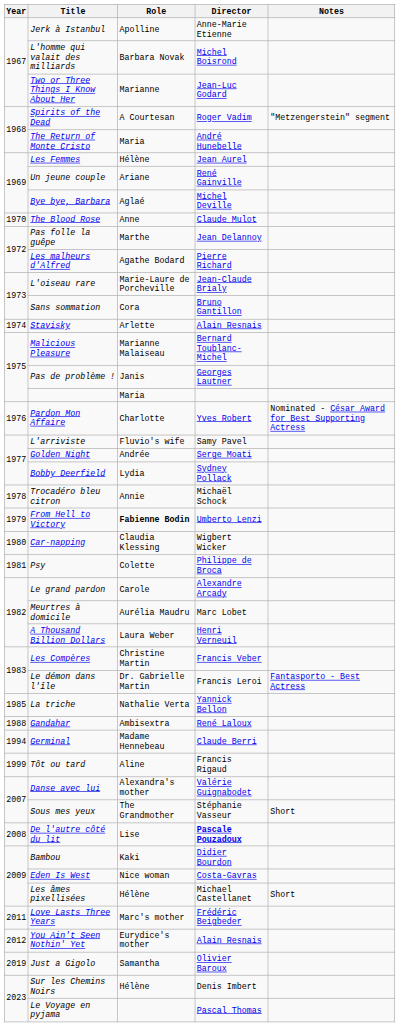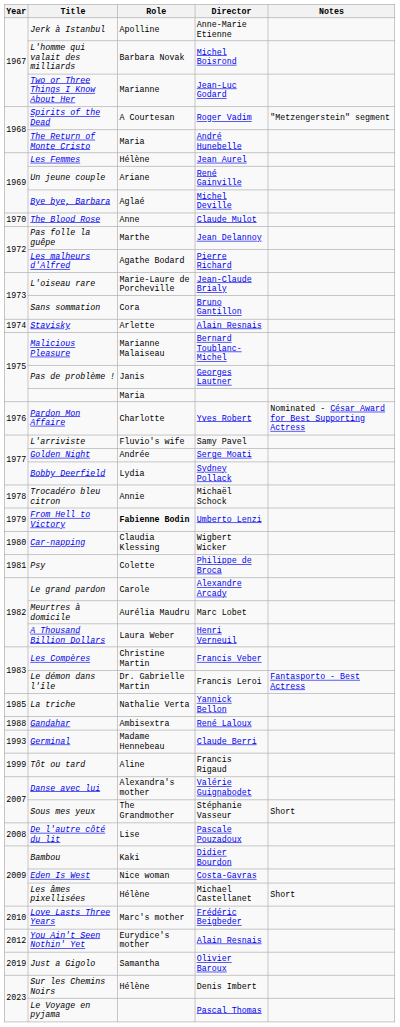(16, 742) 1994 -> (16, 742) 1993
(219, 834) bold -> (219, 834) normal
(16, 917) 2011 -> (16, 917) 2010
